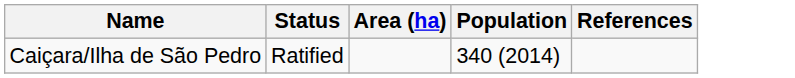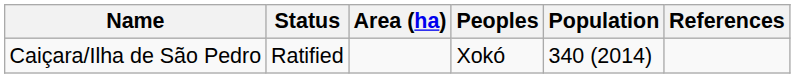+ column: (497, 21)
